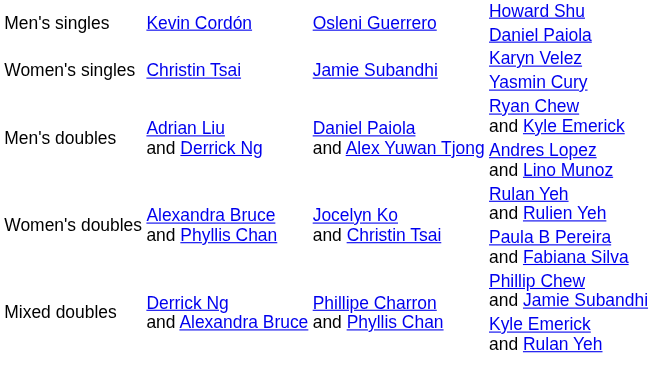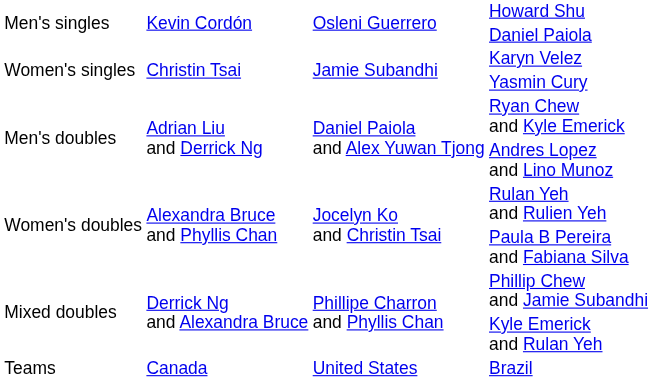+ row: (511, 368)
